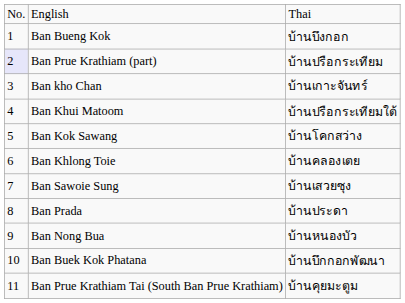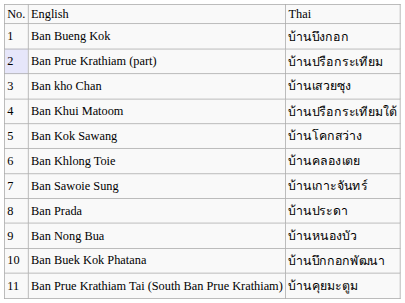(328, 86) บ้านเกาะจันทร์ -> (320, 86) บ้านเสวยซุง
(320, 186) บ้านเสวยซุง -> (328, 186) บ้านเกาะจันทร์
